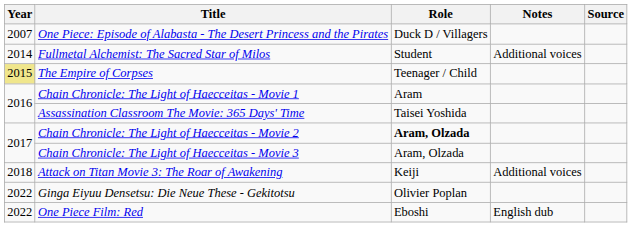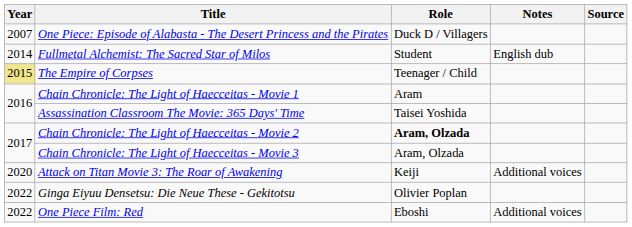(538, 53) Additional voices -> (523, 53) English dub
(20, 172) 2018 -> (20, 172) 2020
(523, 212) English dub -> (538, 212) Additional voices
